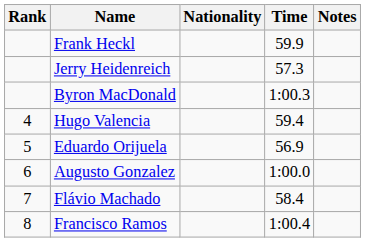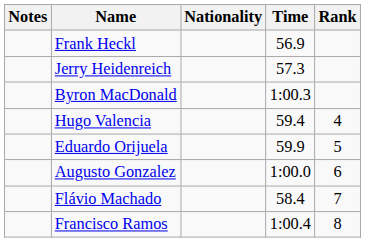columns swapped: (27, 17) <-> (337, 17)
(289, 43) 59.9 -> (290, 43) 56.9
(289, 146) 56.9 -> (290, 146) 59.9
